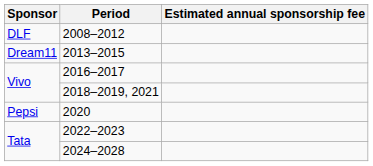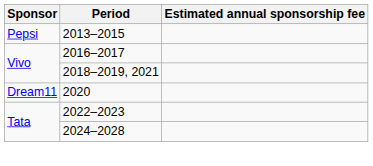- row: (94, 33)
(32, 53) Dream11 -> (23, 33) Pepsi
(23, 111) Pepsi -> (32, 92) Dream11
